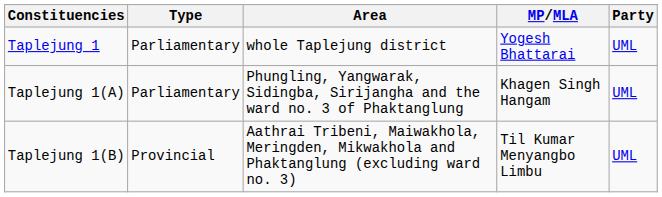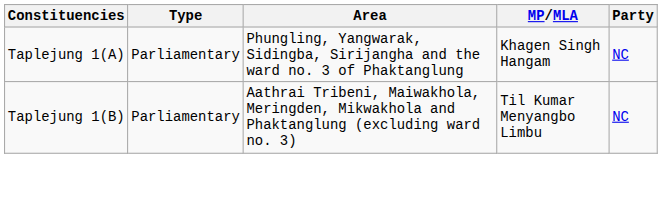- row: (54, 47)
(625, 93) UML -> (621, 55) NC
(173, 156) Provincial -> (186, 117) Parliamentary
(625, 156) UML -> (621, 117) NC
